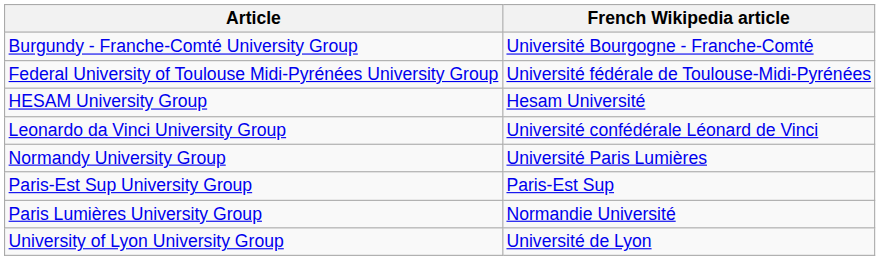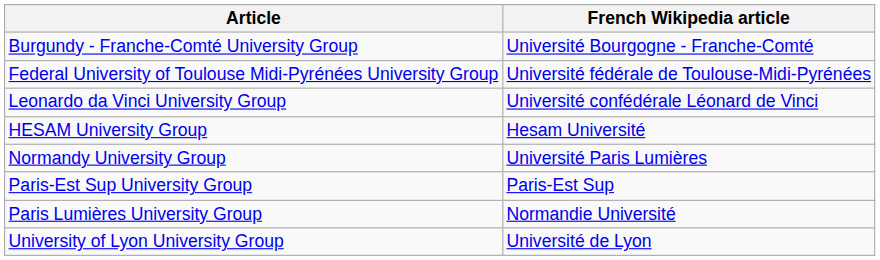rows swapped: (108, 102) <-> (147, 130)
